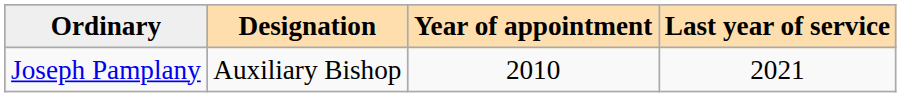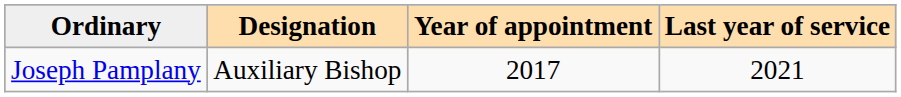(533, 69) 2010 -> (533, 69) 2017
